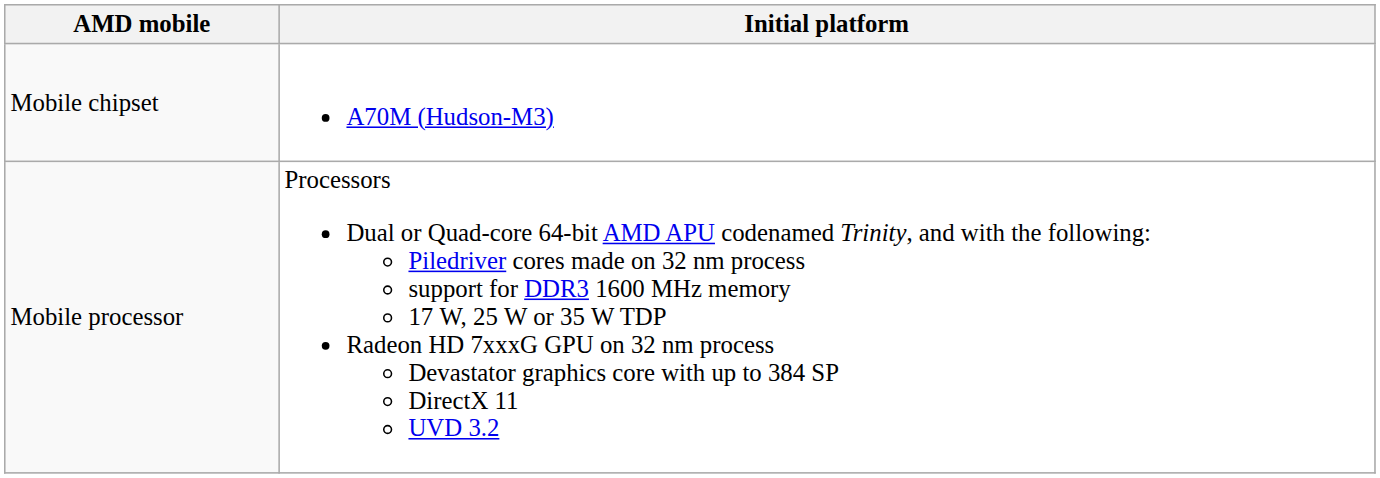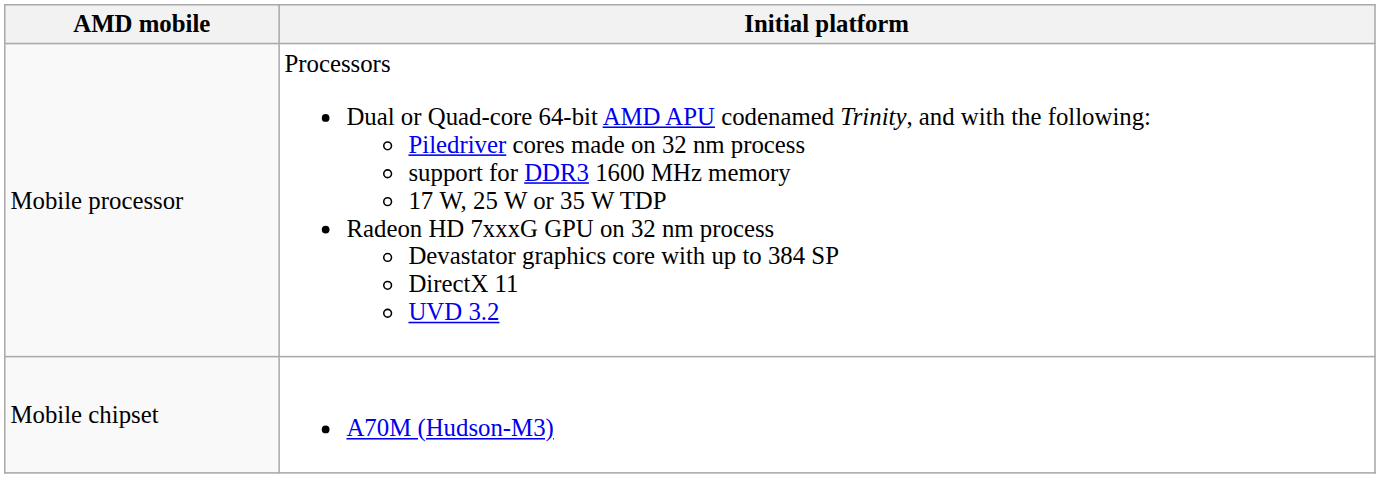rows swapped: (97, 316) <-> (85, 102)
